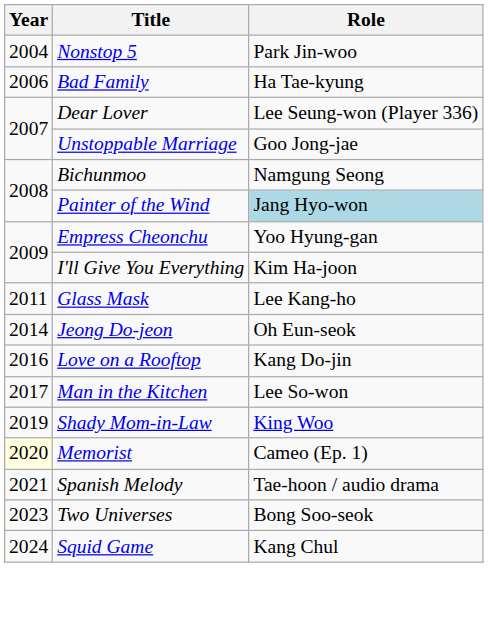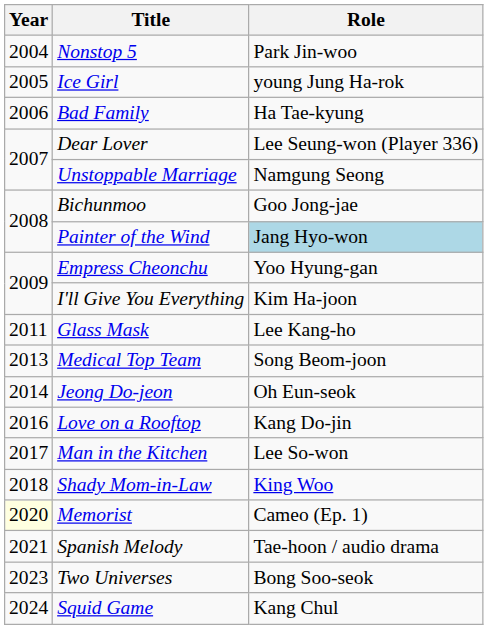+ row: (88, 81)
(306, 143) Goo Jong-jae -> (319, 174) Namgung Seong
(319, 174) Namgung Seong -> (306, 205) Goo Jong-jae
+ row: (129, 360)
(29, 422) 2019 -> (29, 484) 2018
